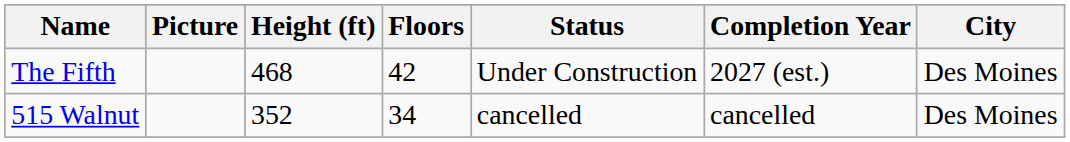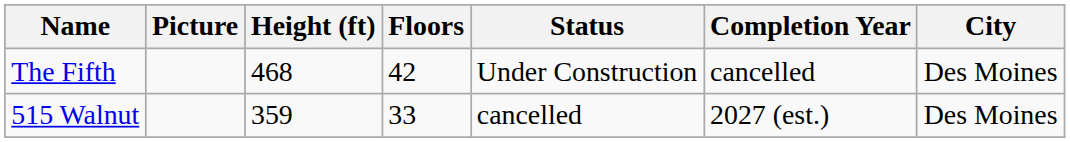(770, 70) 2027 (est.) -> (763, 70) cancelled
(272, 114) 352 -> (272, 114) 359
(402, 114) 34 -> (402, 114) 33
(763, 114) cancelled -> (770, 114) 2027 (est.)
